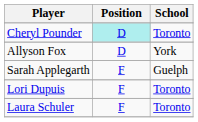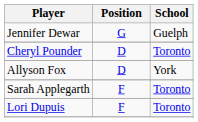+ row: (43, 32)
(121, 32) paleturquoise background -> (121, 51) no background
(171, 70) Guelph -> (172, 88) Toronto
- row: (40, 107)
